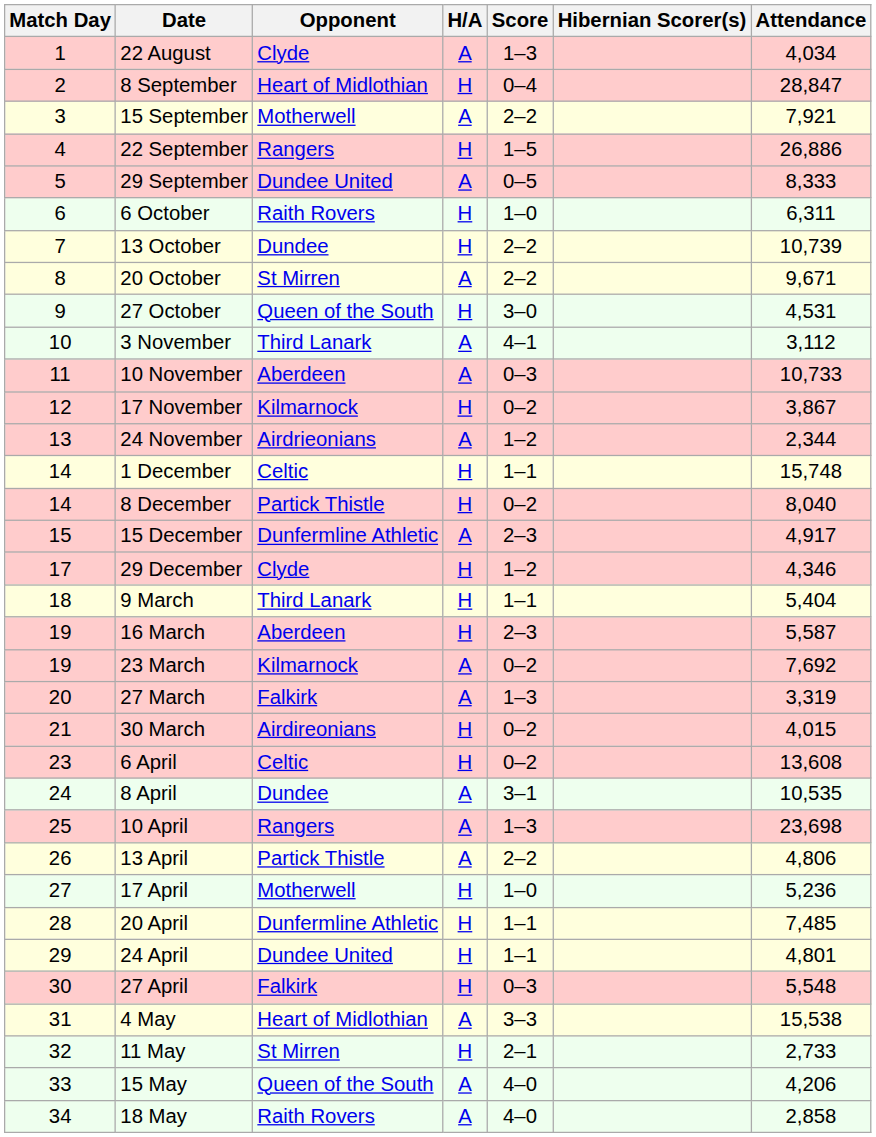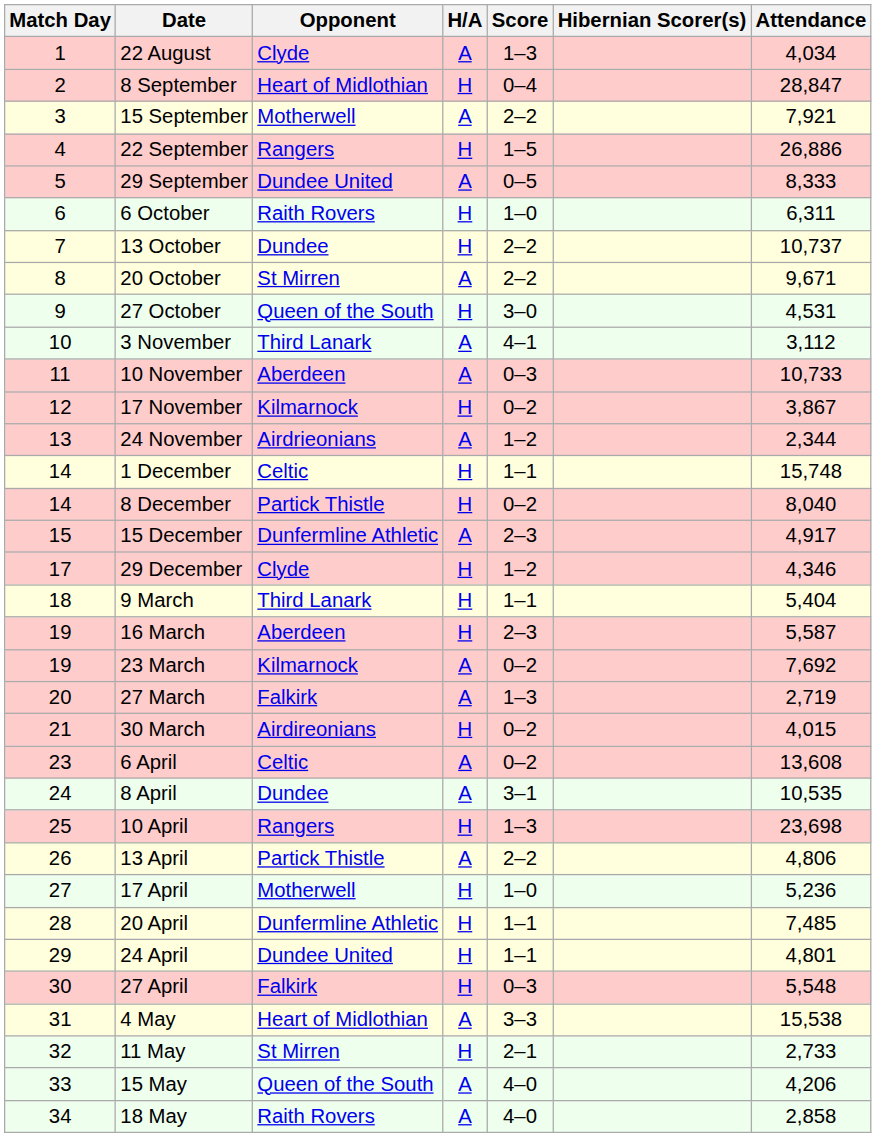(811, 246) 10,739 -> (811, 246) 10,737
(811, 697) 3,319 -> (811, 697) 2,719
(465, 761) H -> (465, 761) A
(465, 826) A -> (465, 826) H
